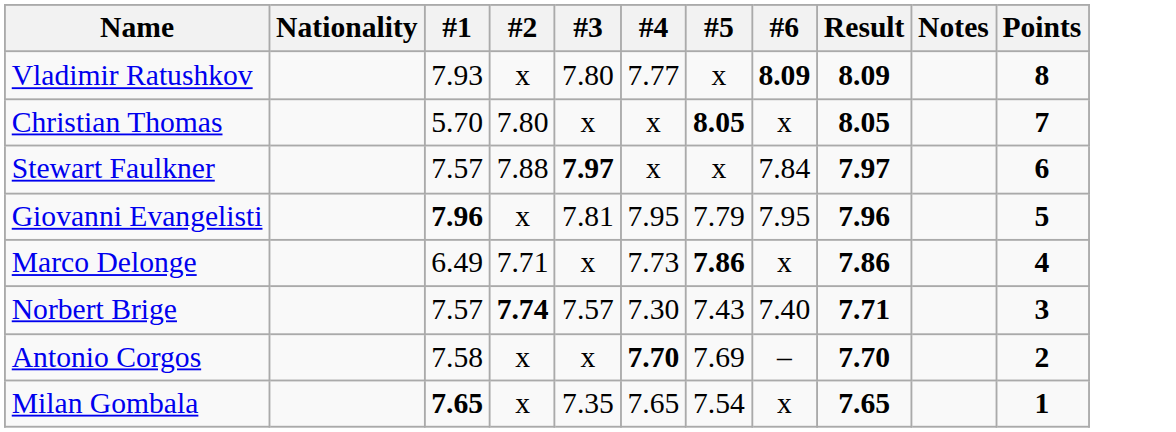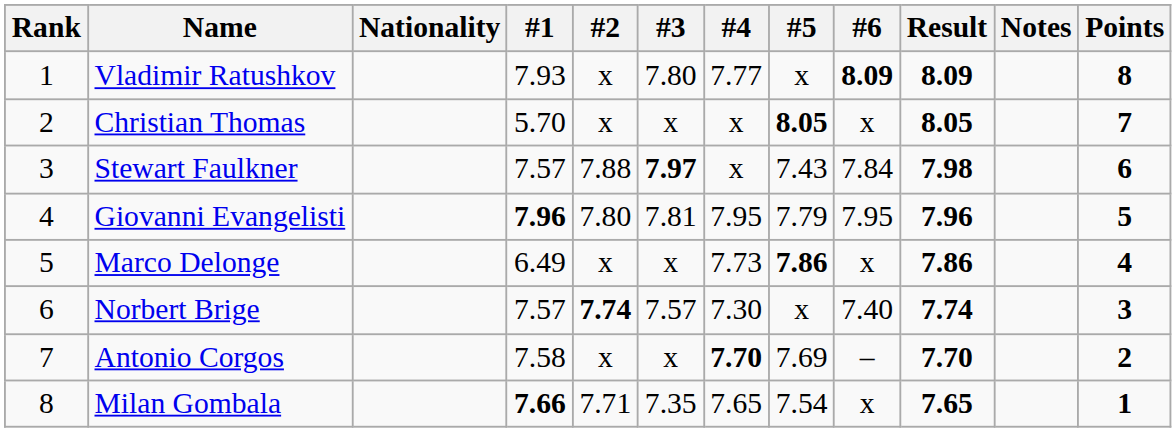+ column: (46, 27)
(523, 121) 7.80 -> (605, 121) x
(719, 168) x -> (802, 168) 7.43
(864, 168) 7.97 -> (947, 168) 7.98
(523, 215) x -> (605, 215) 7.80
(523, 262) 7.71 -> (605, 262) x
(719, 309) 7.43 -> (802, 309) x
(864, 309) 7.71 -> (947, 309) 7.74
(457, 403) 7.65 -> (540, 403) 7.66
(523, 403) x -> (605, 403) 7.71
